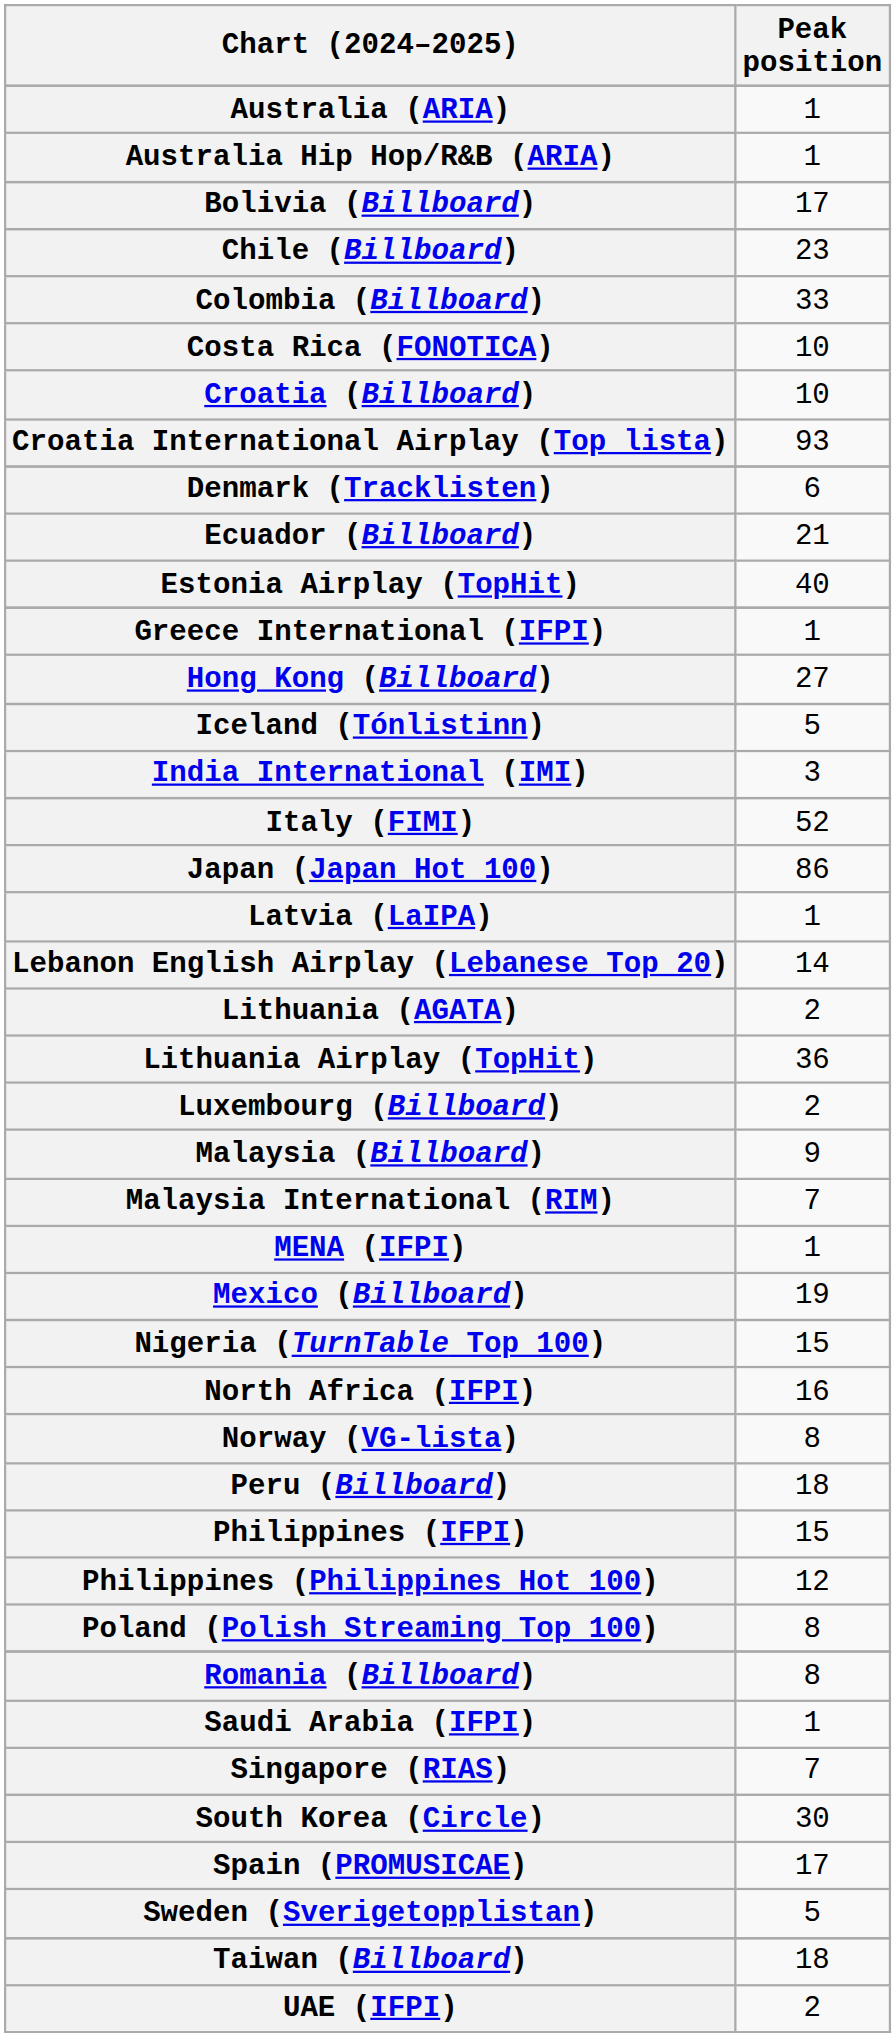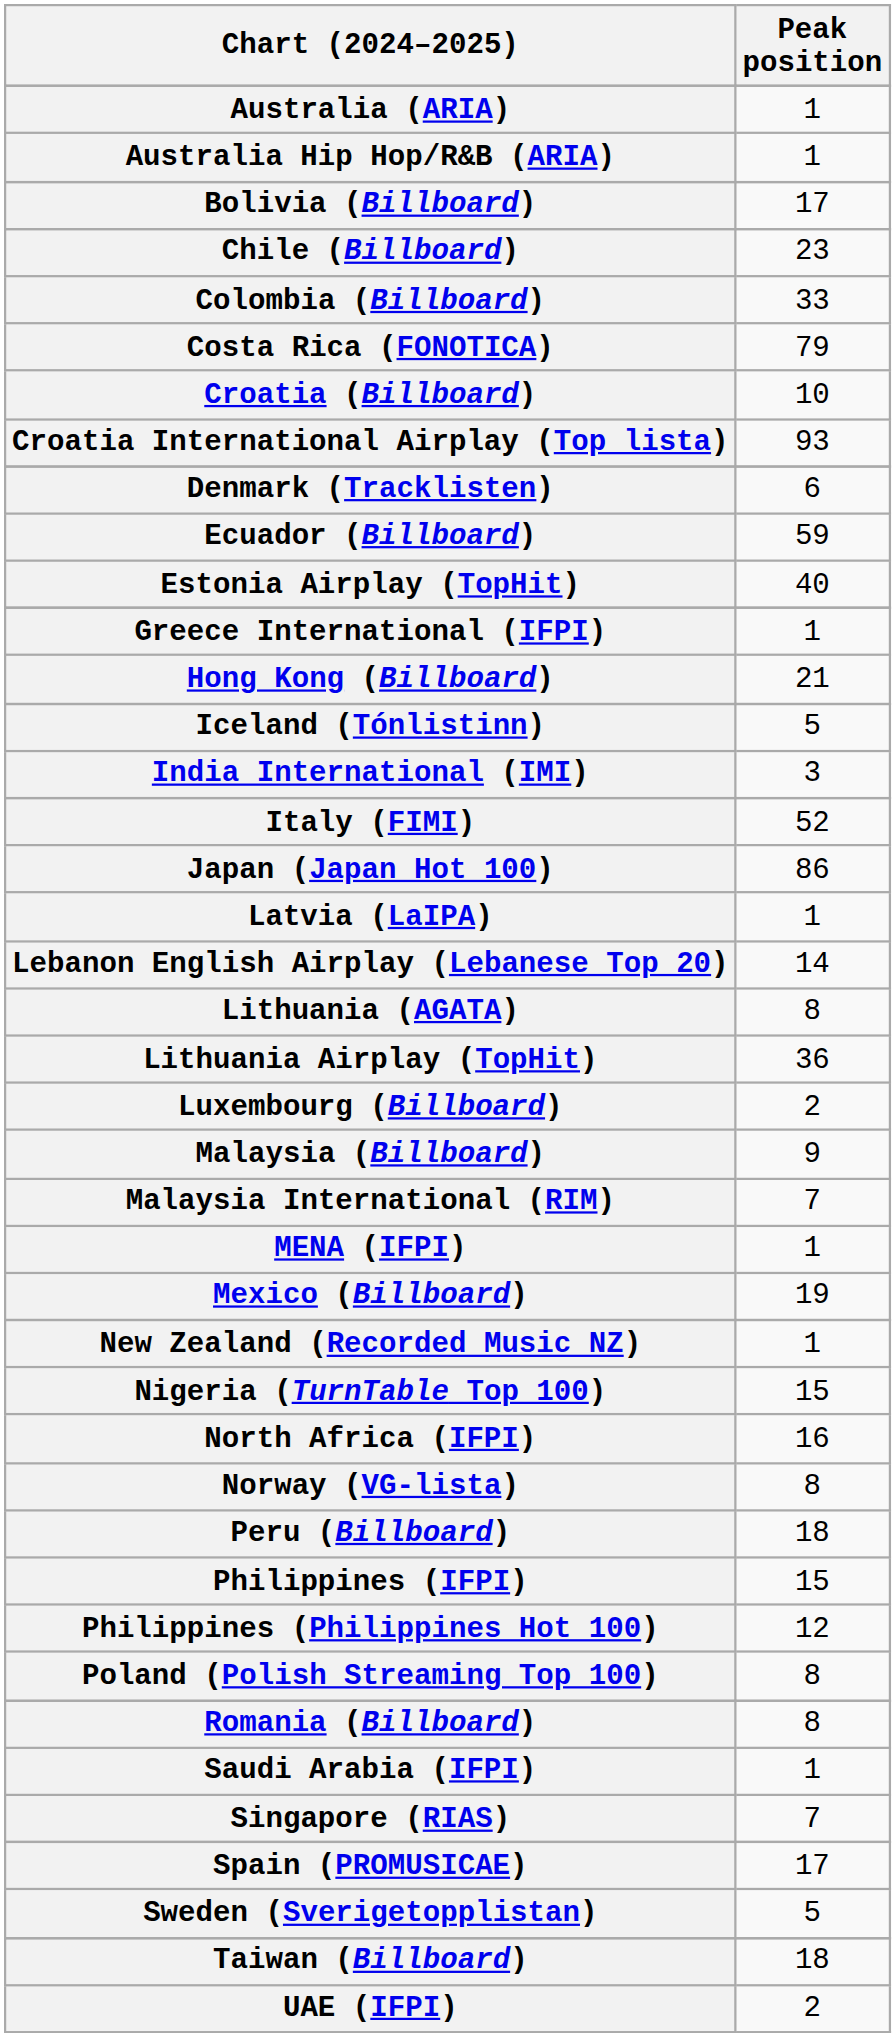(812, 347) 10 -> (812, 347) 79
(812, 537) 21 -> (812, 537) 59
(812, 679) 27 -> (812, 679) 21
(812, 1012) 2 -> (812, 1012) 8
+ row: (370, 1344)
- row: (370, 1818)
